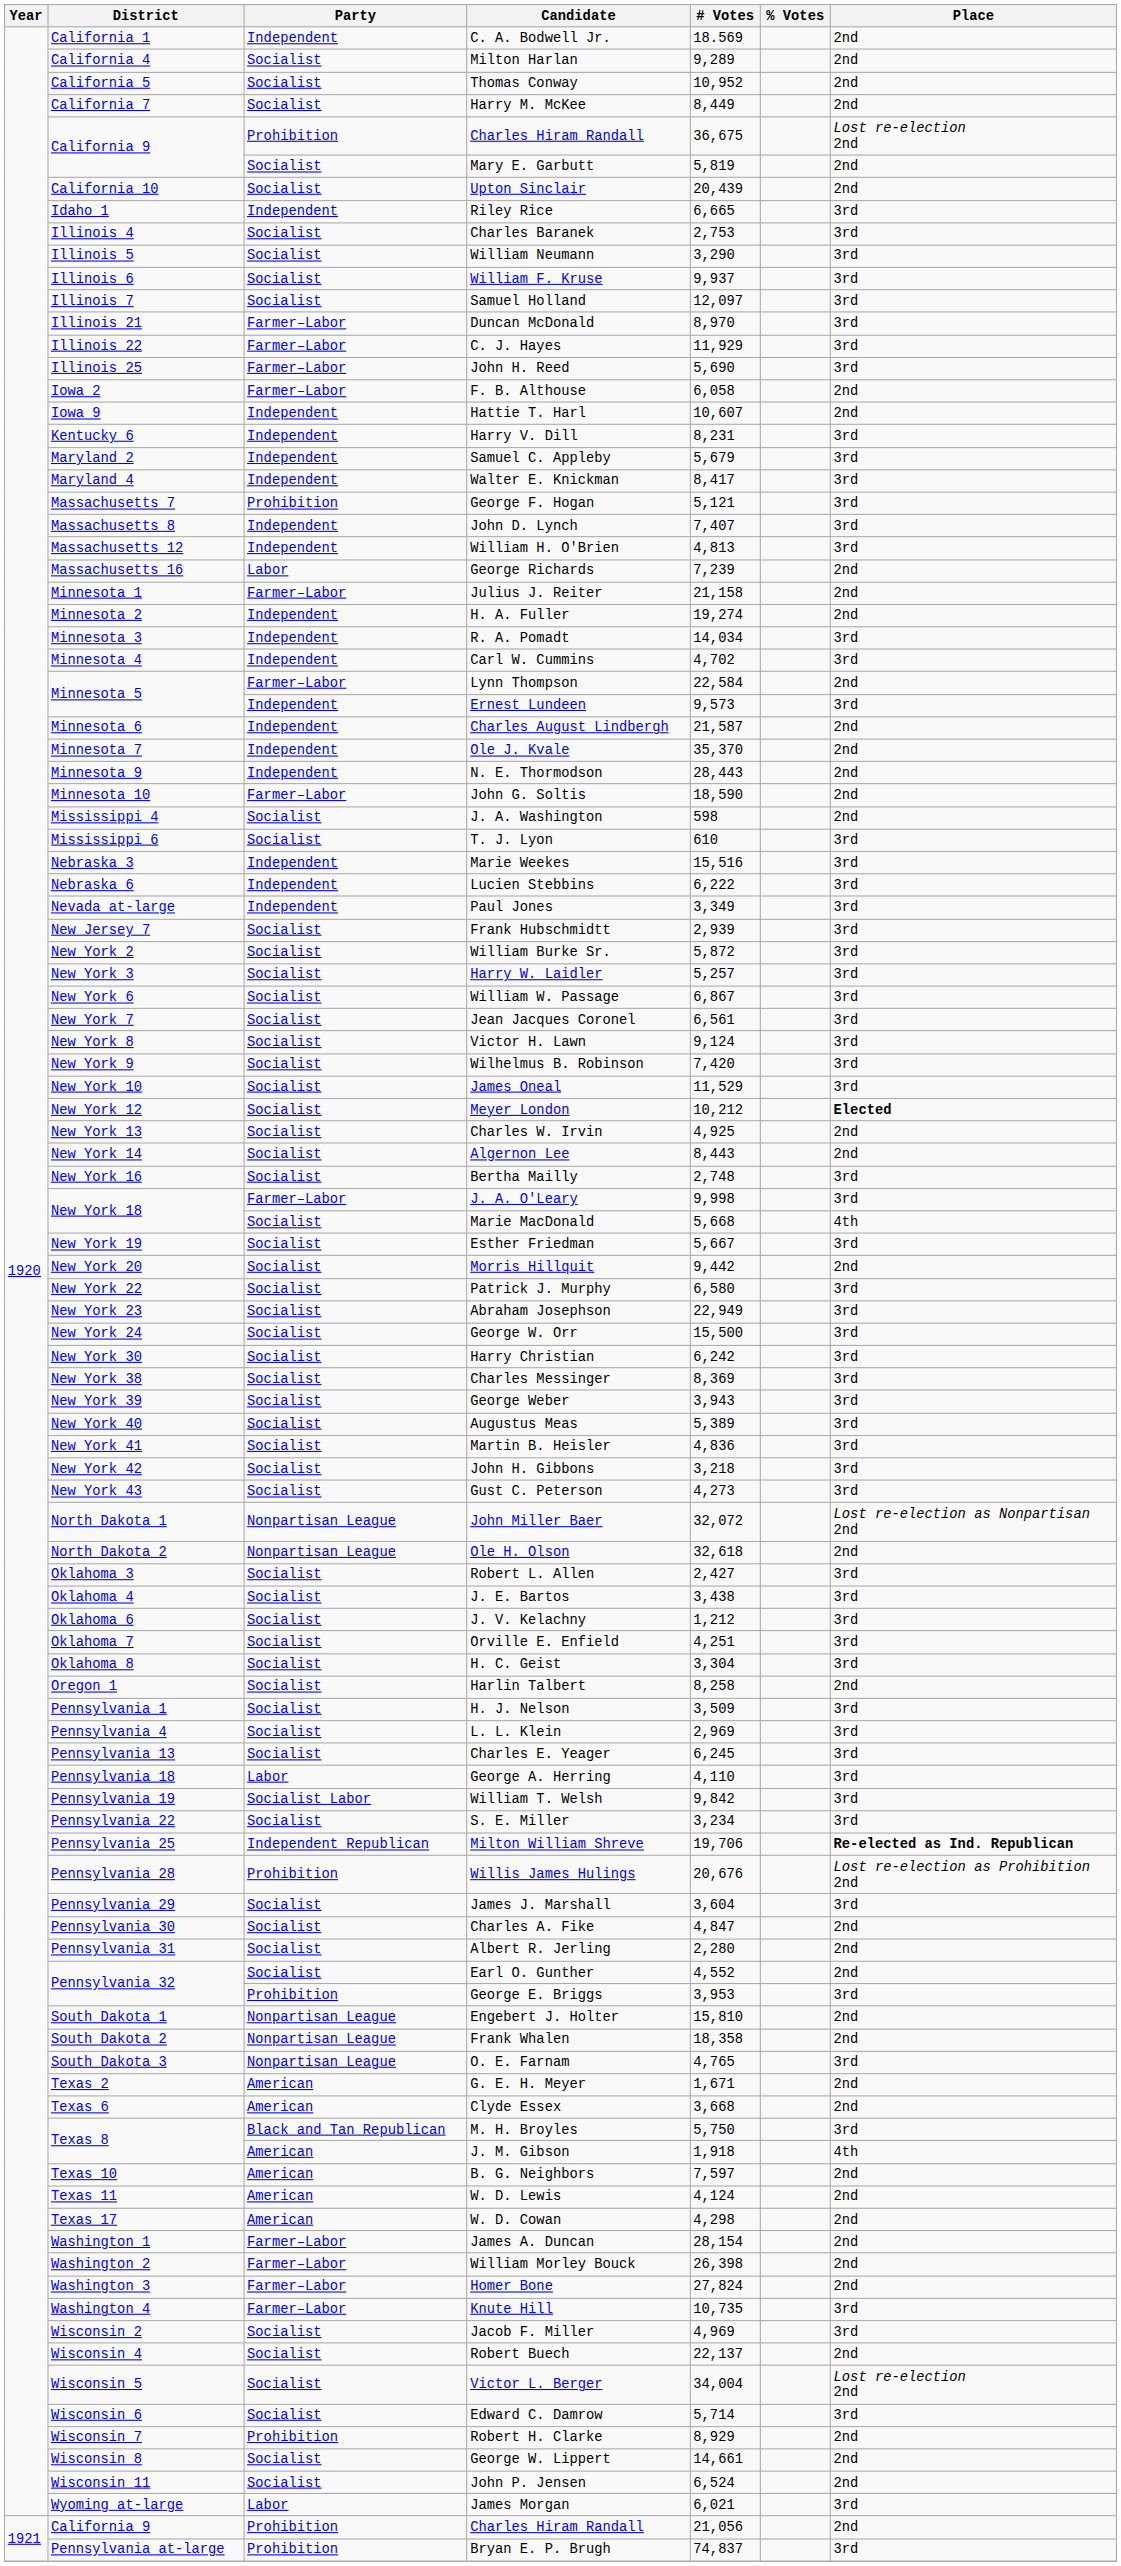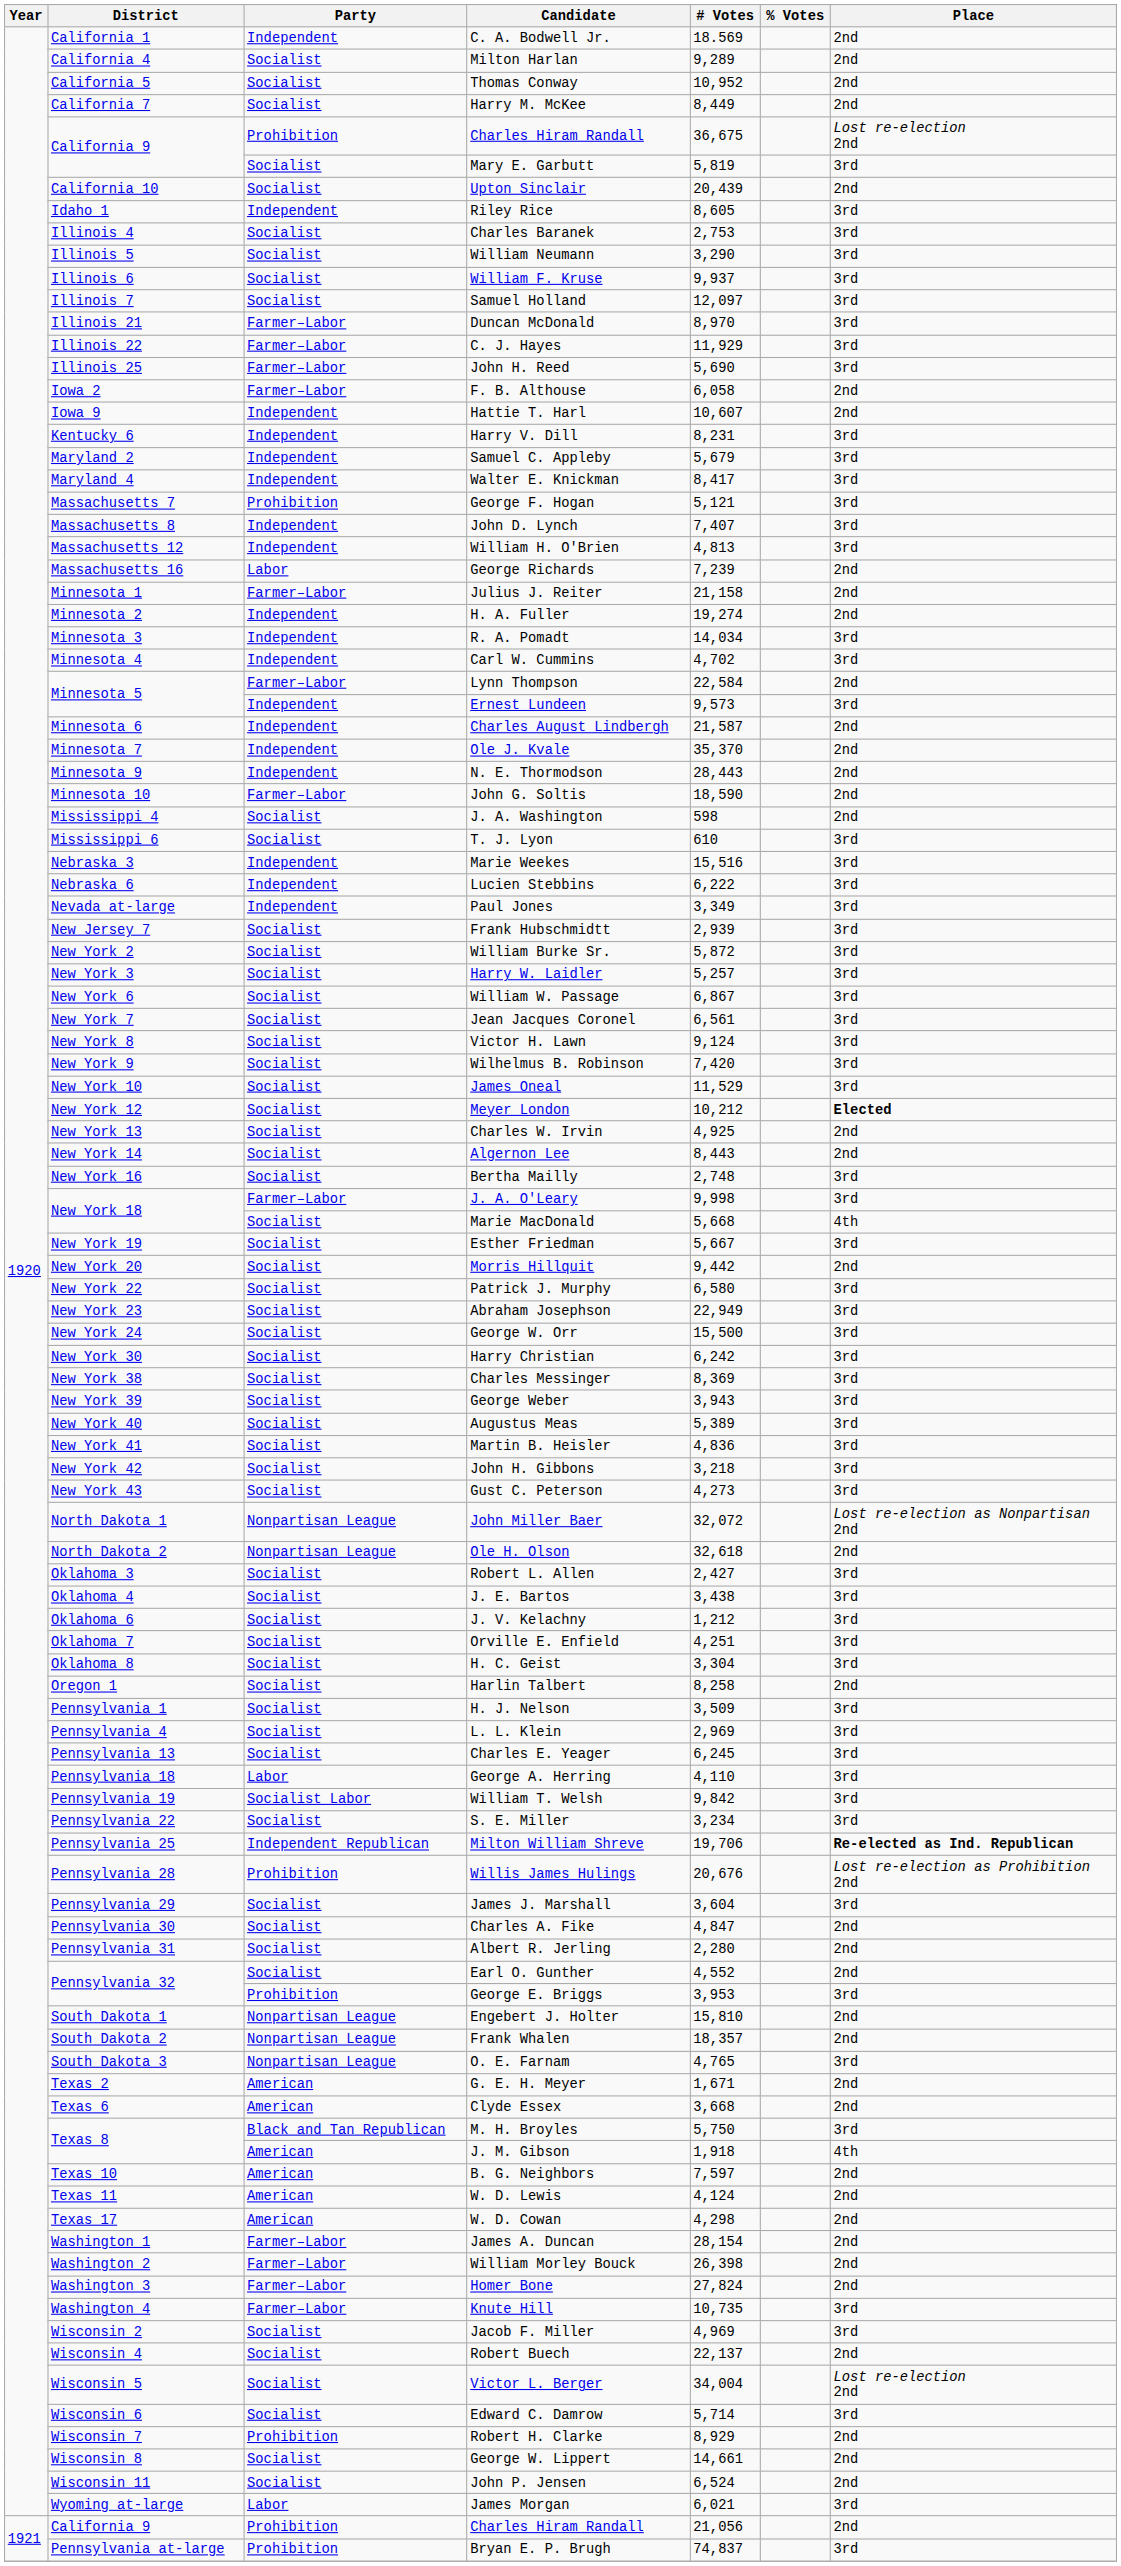(846, 166) 2nd -> (846, 166) 3rd
(714, 211) 6,665 -> (714, 211) 8,605
(718, 2040) 18,358 -> (718, 2040) 18,357
